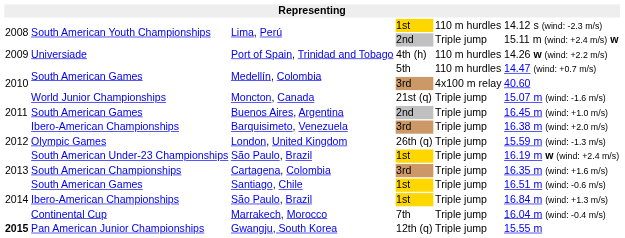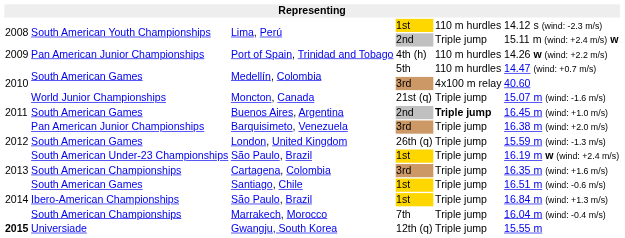(59, 54) Universiade -> (118, 54) Pan American Junior Championships
(461, 112) normal -> (463, 112) bold
(105, 127) Ibero-American Championships -> (118, 127) Pan American Junior Championships
(69, 141) Olympic Games -> (87, 141) South American Games
(69, 214) Continental Cup -> (106, 214) South American Championships
(118, 228) Pan American Junior Championships -> (59, 228) Universiade
